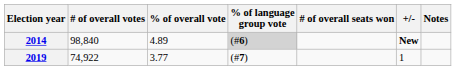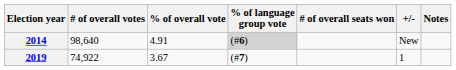(84, 40) 98,840 -> (84, 40) 98,640
(159, 40) 4.89 -> (159, 40) 4.91
(409, 40) bold -> (409, 40) normal
(159, 57) 3.77 -> (159, 57) 3.67
